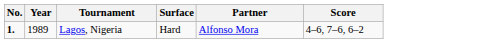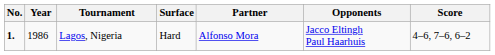+ column: (357, 12)
(38, 29) 1989 -> (38, 35) 1986
